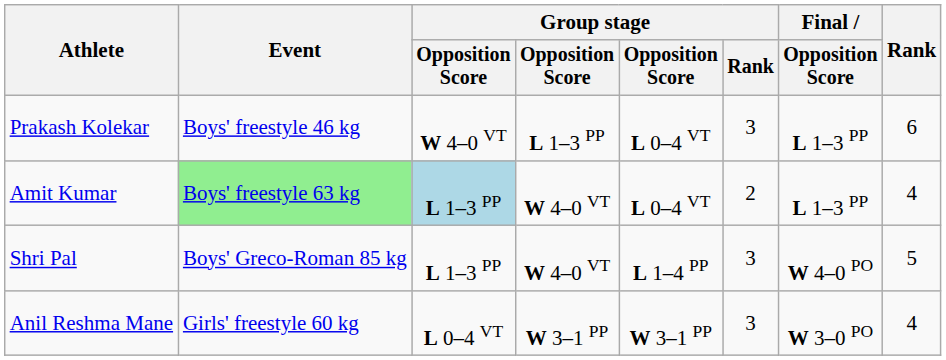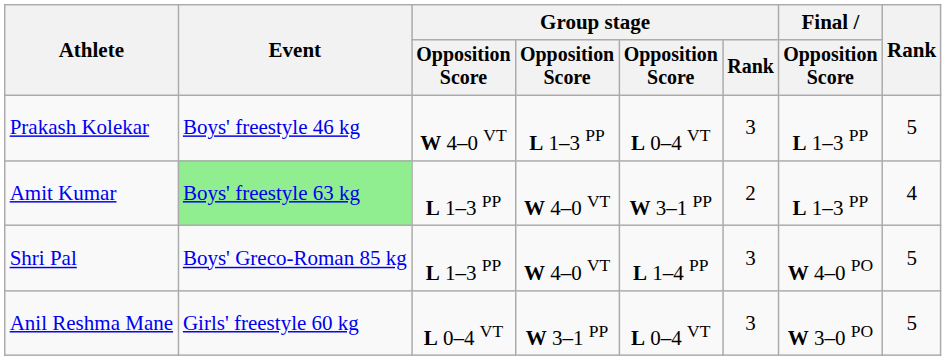(912, 128) 6 -> (912, 128) 5
(463, 205) lightblue background -> (463, 205) no background
(671, 205) L 0–4 VT -> (671, 205) W 3–1 PP
(671, 335) W 3–1 PP -> (671, 335) L 0–4 VT
(912, 323) 4 -> (912, 323) 5
